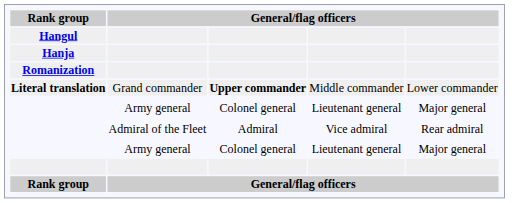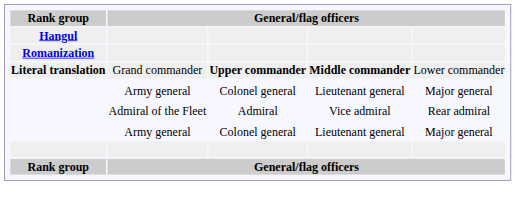- row: (58, 53)
(356, 87) normal -> (360, 70) bold
